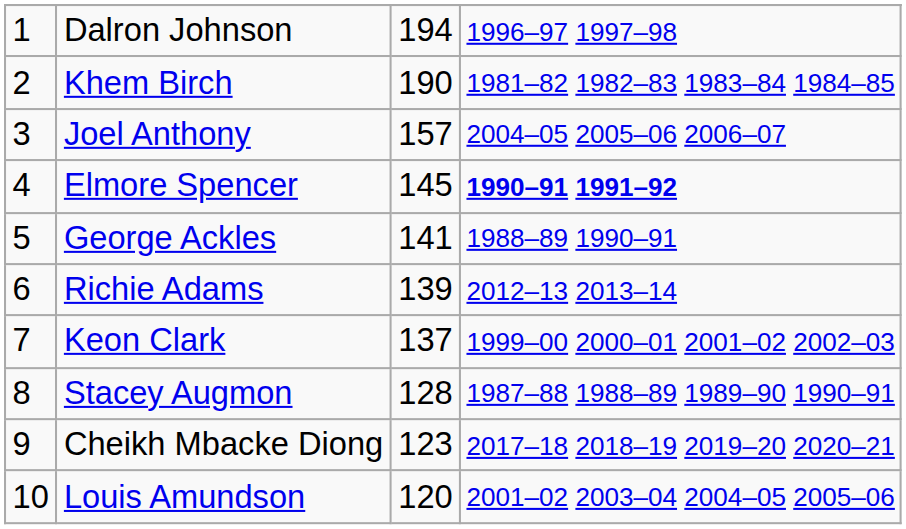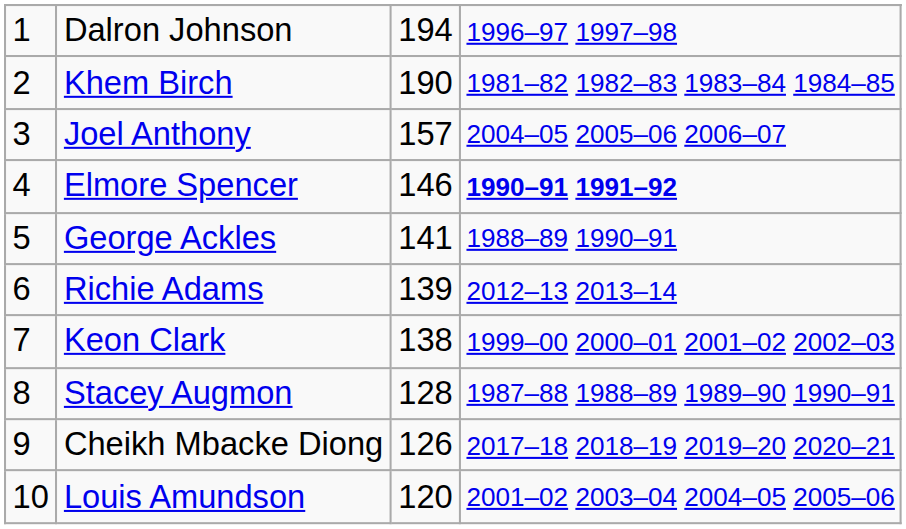(425, 185) 145 -> (425, 185) 146
(425, 340) 137 -> (425, 340) 138
(425, 444) 123 -> (425, 444) 126
